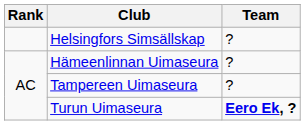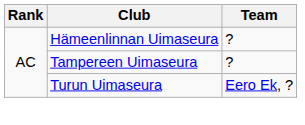- row: (127, 39)
(261, 108) bold -> (259, 85) normal
